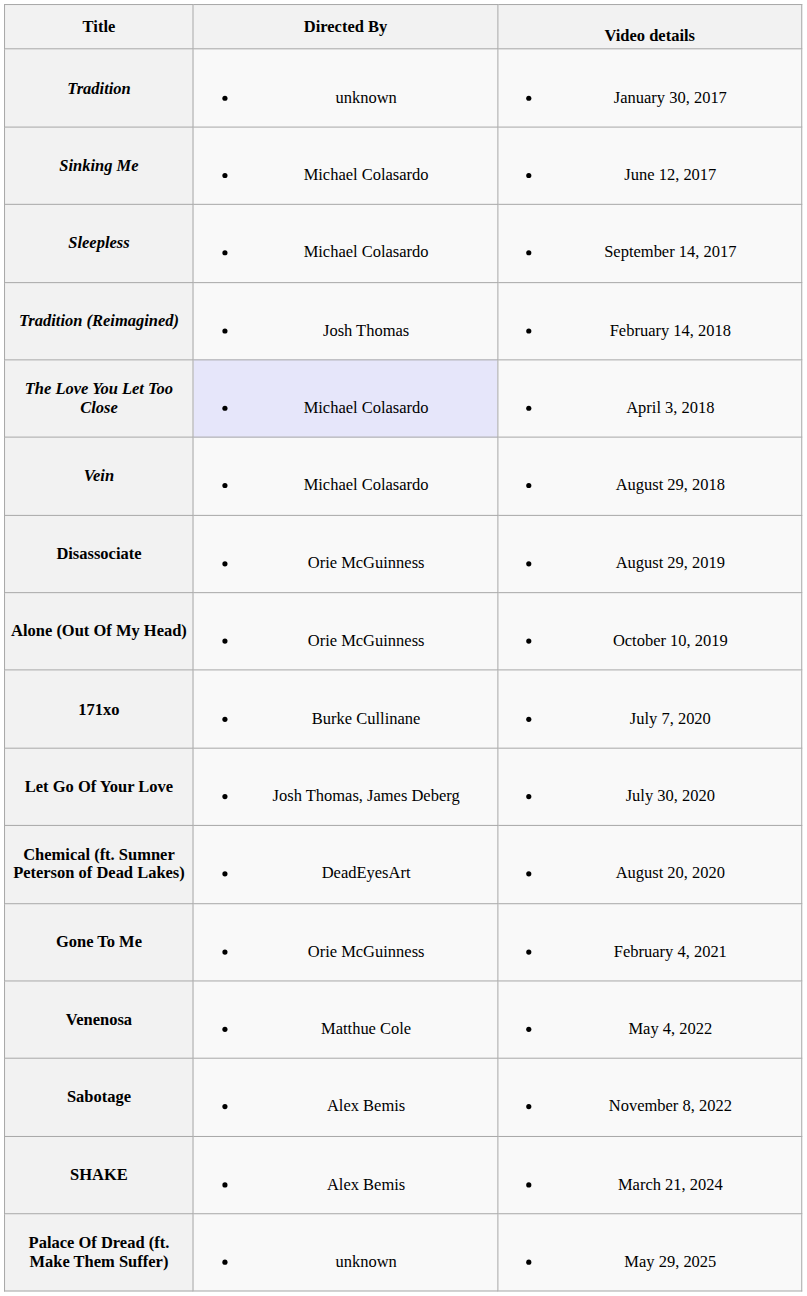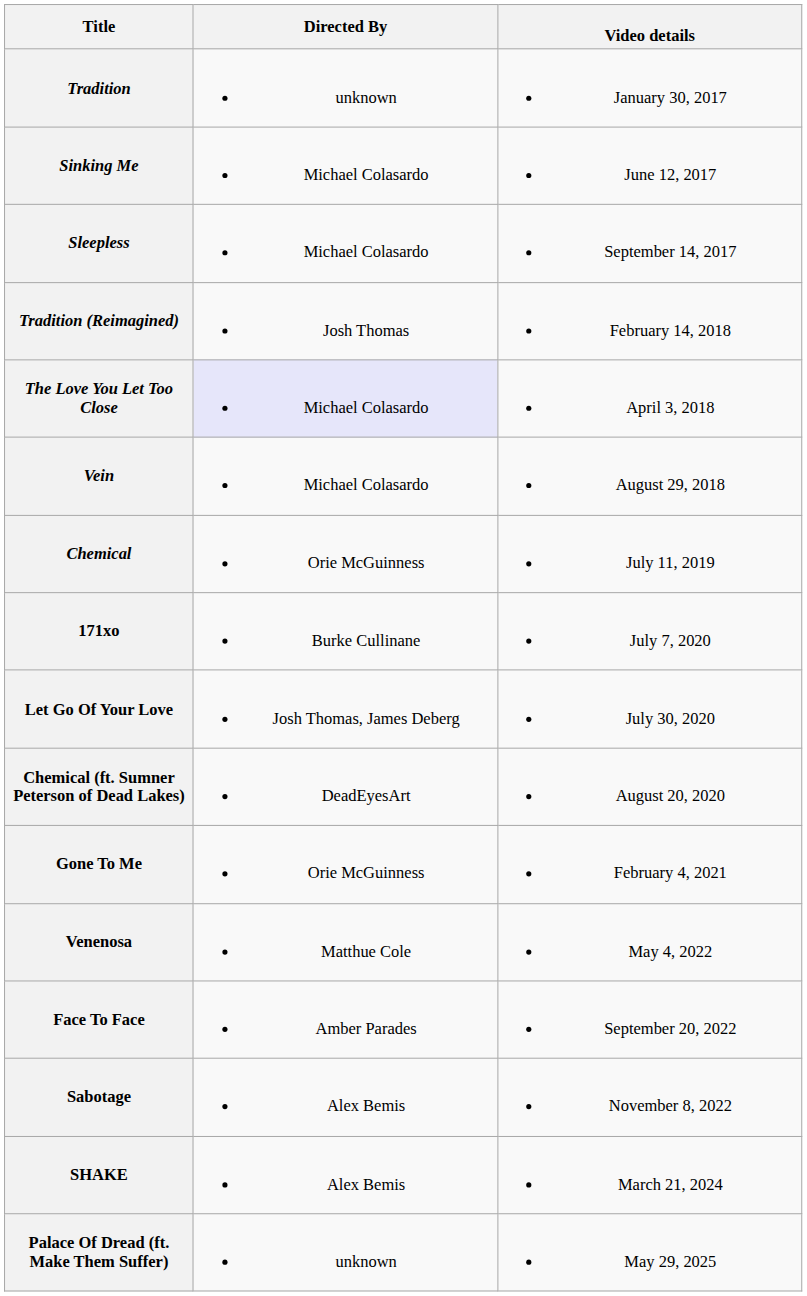+ row: (99, 553)
- row: (99, 553)
- row: (99, 631)
+ row: (99, 1019)
